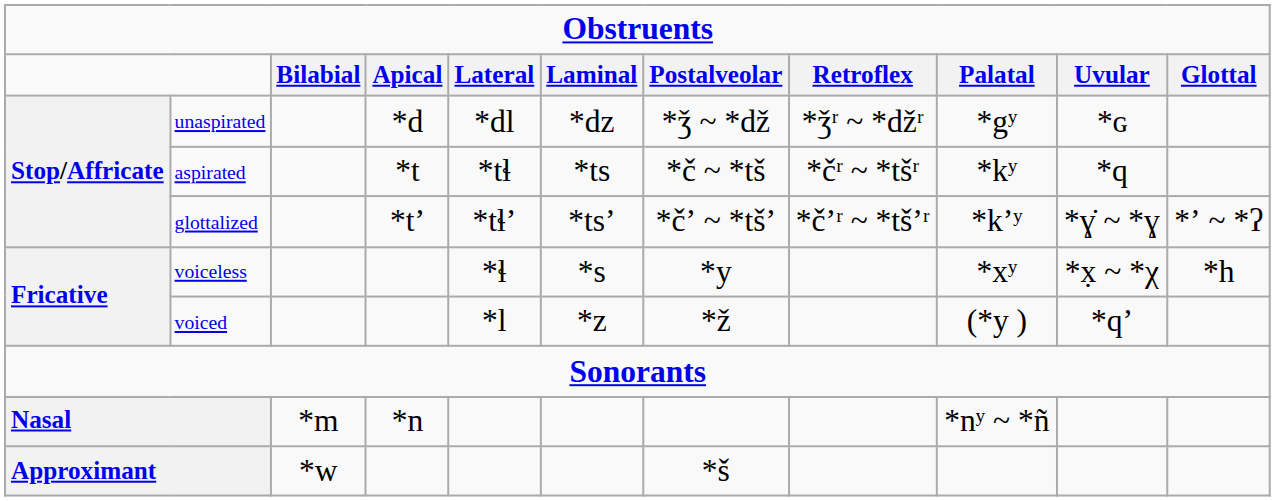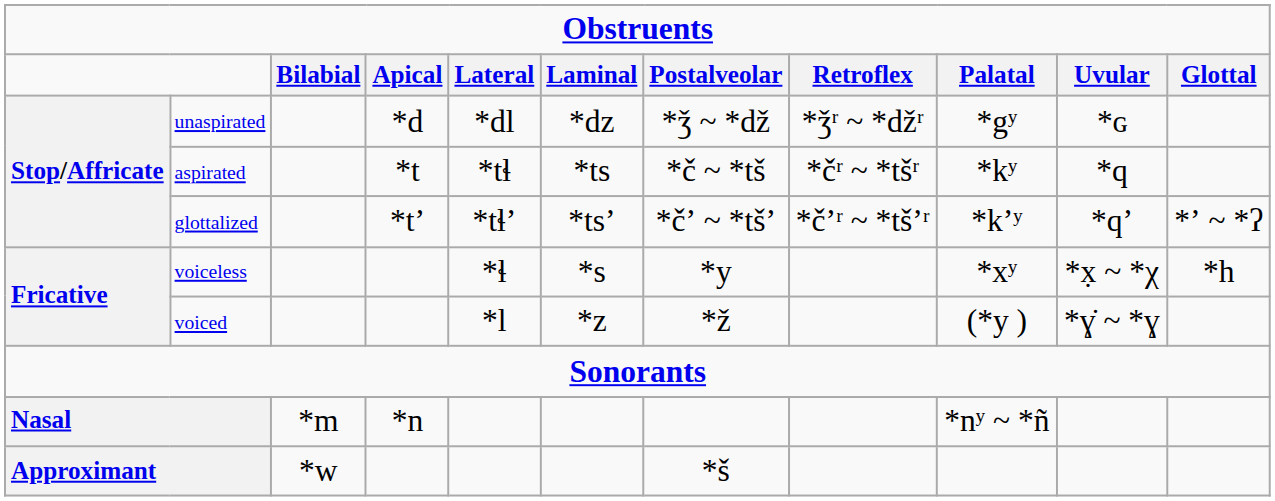(1112, 221) *ɣ̇ ~ *ɣ -> (1112, 221) *qʼ
(1112, 320) *qʼ -> (1112, 320) *ɣ̇ ~ *ɣ
